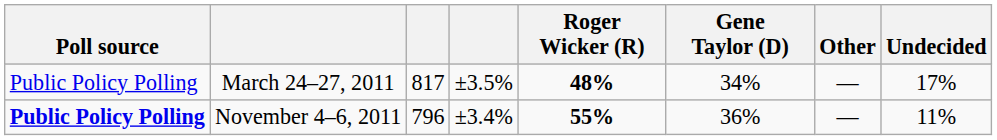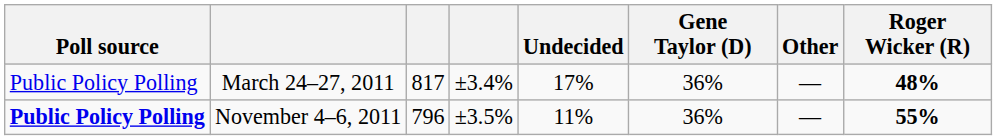columns swapped: (592, 34) <-> (936, 46)
(484, 81) ±3.5% -> (484, 81) ±3.4%
(740, 81) 34% -> (703, 81) 36%
(484, 116) ±3.4% -> (484, 116) ±3.5%
